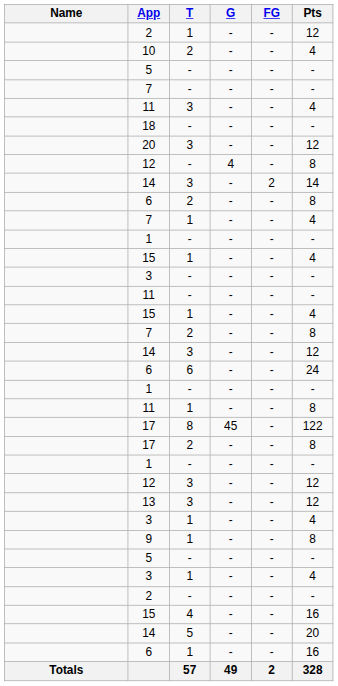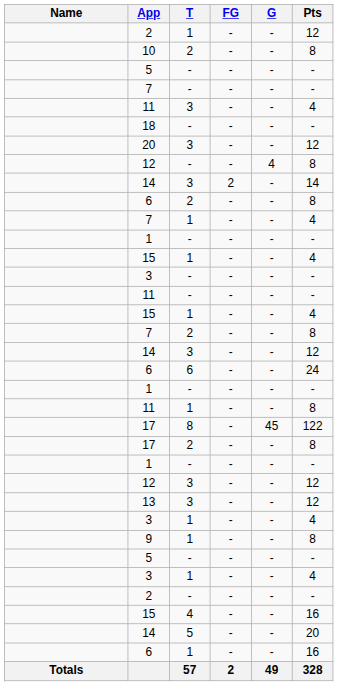columns swapped: (231, 13) <-> (272, 13)
(313, 51) 4 -> (313, 51) 8
